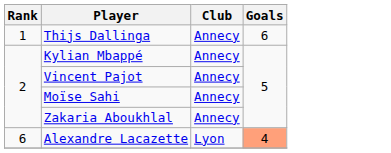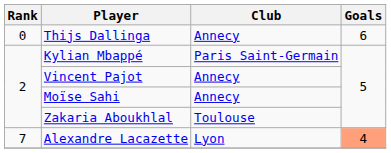(23, 35) 1 -> (23, 35) 0
(217, 56) Annecy -> (266, 56) Paris Saint-Germain
(217, 118) Annecy -> (224, 118) Toulouse
(23, 138) 6 -> (23, 138) 7
